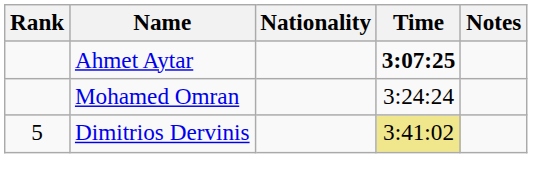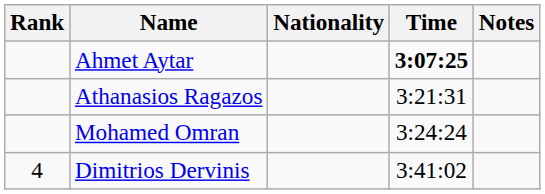+ row: (169, 96)
(37, 133) 5 -> (37, 170) 4
(419, 133) khaki background -> (431, 170) no background
